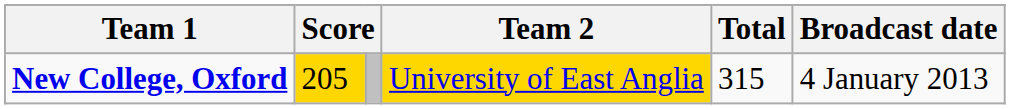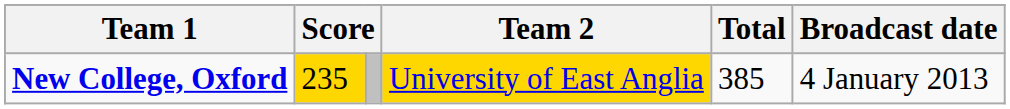(325, 77) 205 -> (325, 77) 235
(741, 77) 315 -> (741, 77) 385
